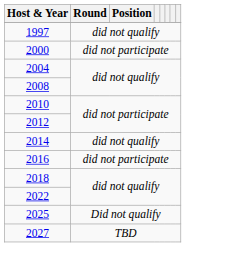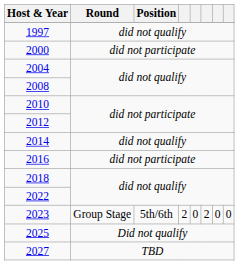+ row: (38, 214)
